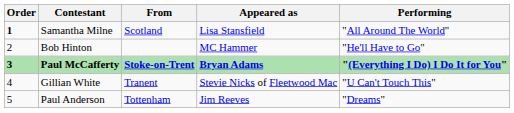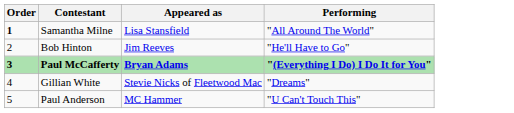- column: (159, 13)
(228, 47) MC Hammer -> (149, 47) Jim Reeves
(389, 82) "U Can't Touch This" -> (288, 82) "Dreams"
(224, 99) Jim Reeves -> (153, 99) MC Hammer
(364, 99) "Dreams" -> (314, 99) "U Can't Touch This"
